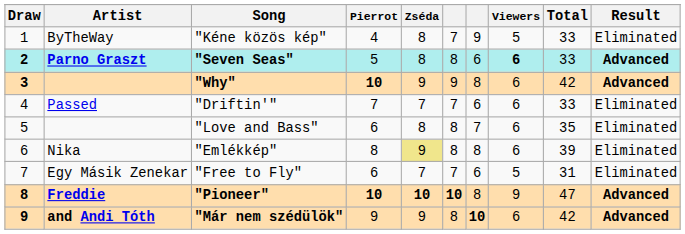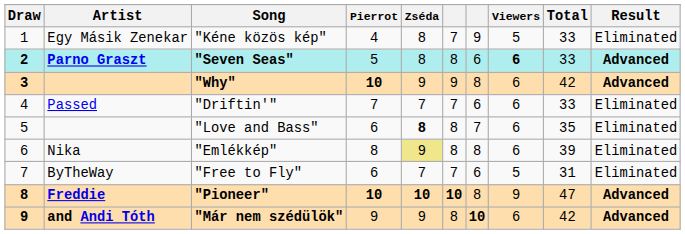(80, 38) ByTheWay -> (118, 38) Egy Másik Zenekar
(422, 128) normal -> (422, 128) bold
(118, 173) Egy Másik Zenekar -> (80, 173) ByTheWay
